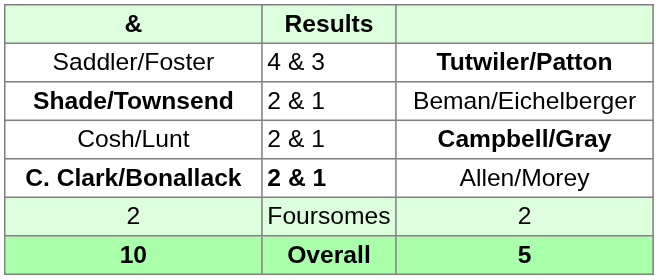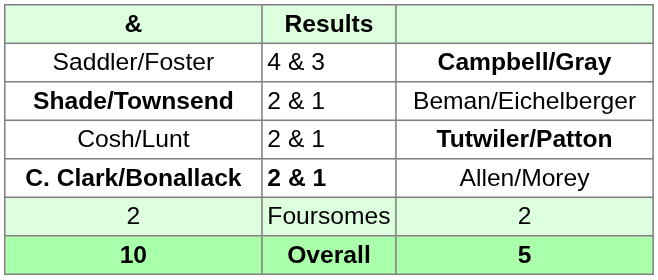(525, 62) Tutwiler/Patton -> (525, 62) Campbell/Gray
(525, 139) Campbell/Gray -> (525, 139) Tutwiler/Patton
